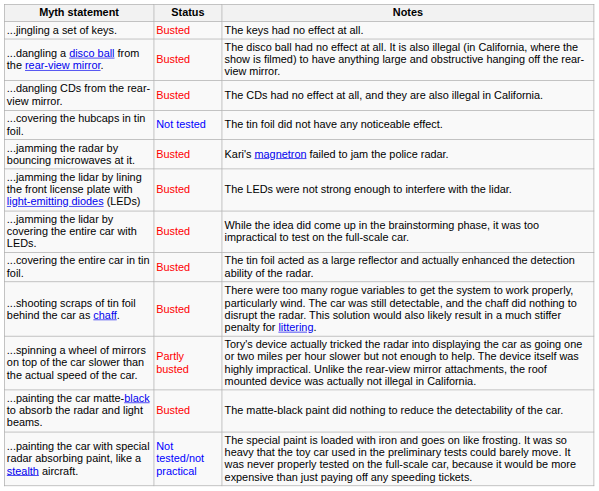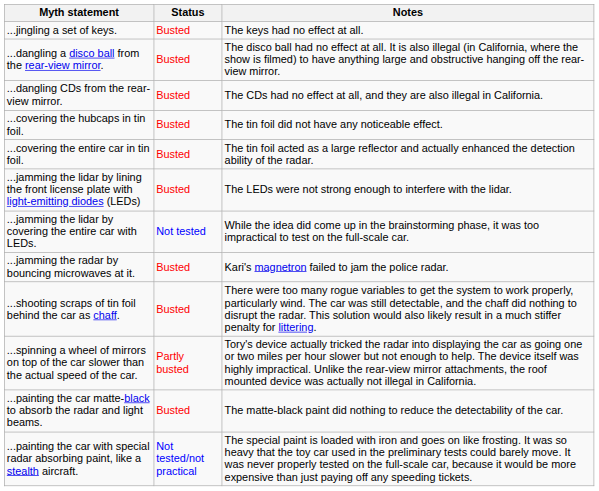(181, 124) Not tested -> (173, 124) Busted
rows swapped: (78, 267) <-> (71, 154)
(173, 231) Busted -> (181, 231) Not tested
